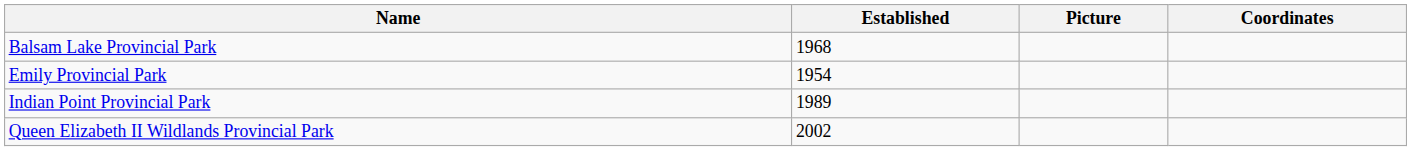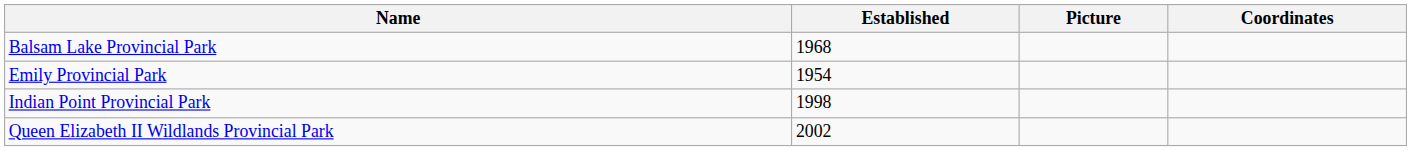(814, 103) 1989 -> (814, 103) 1998
